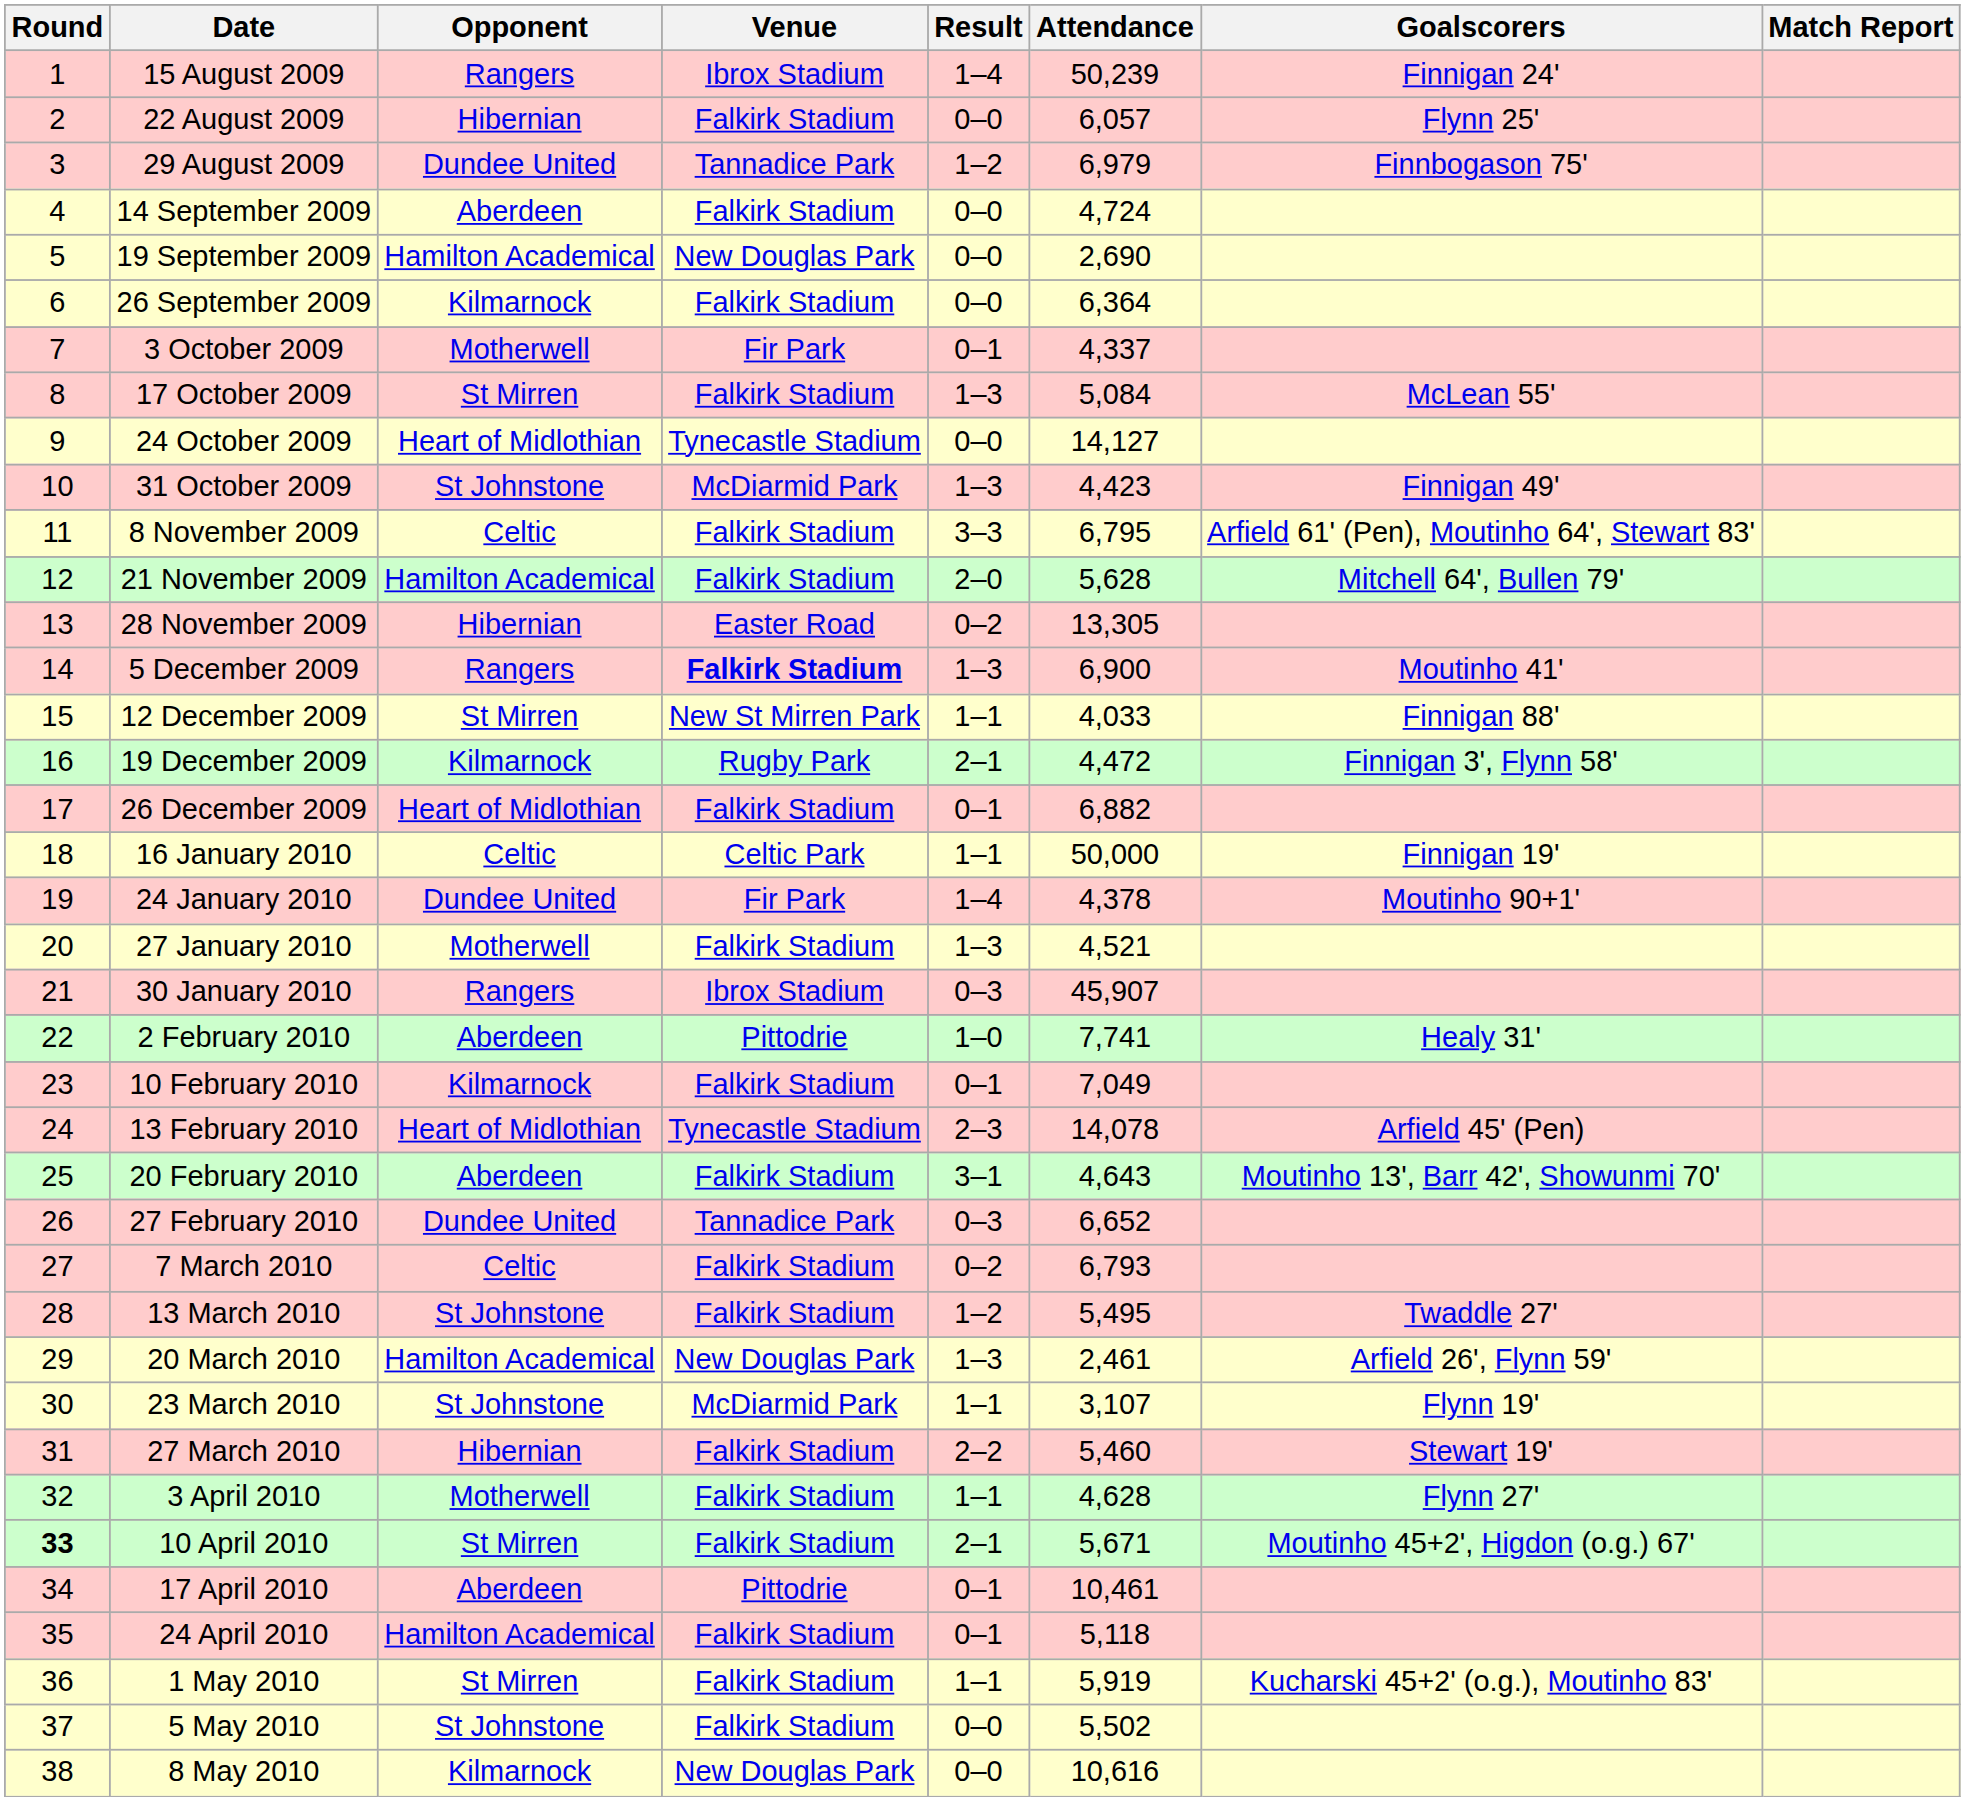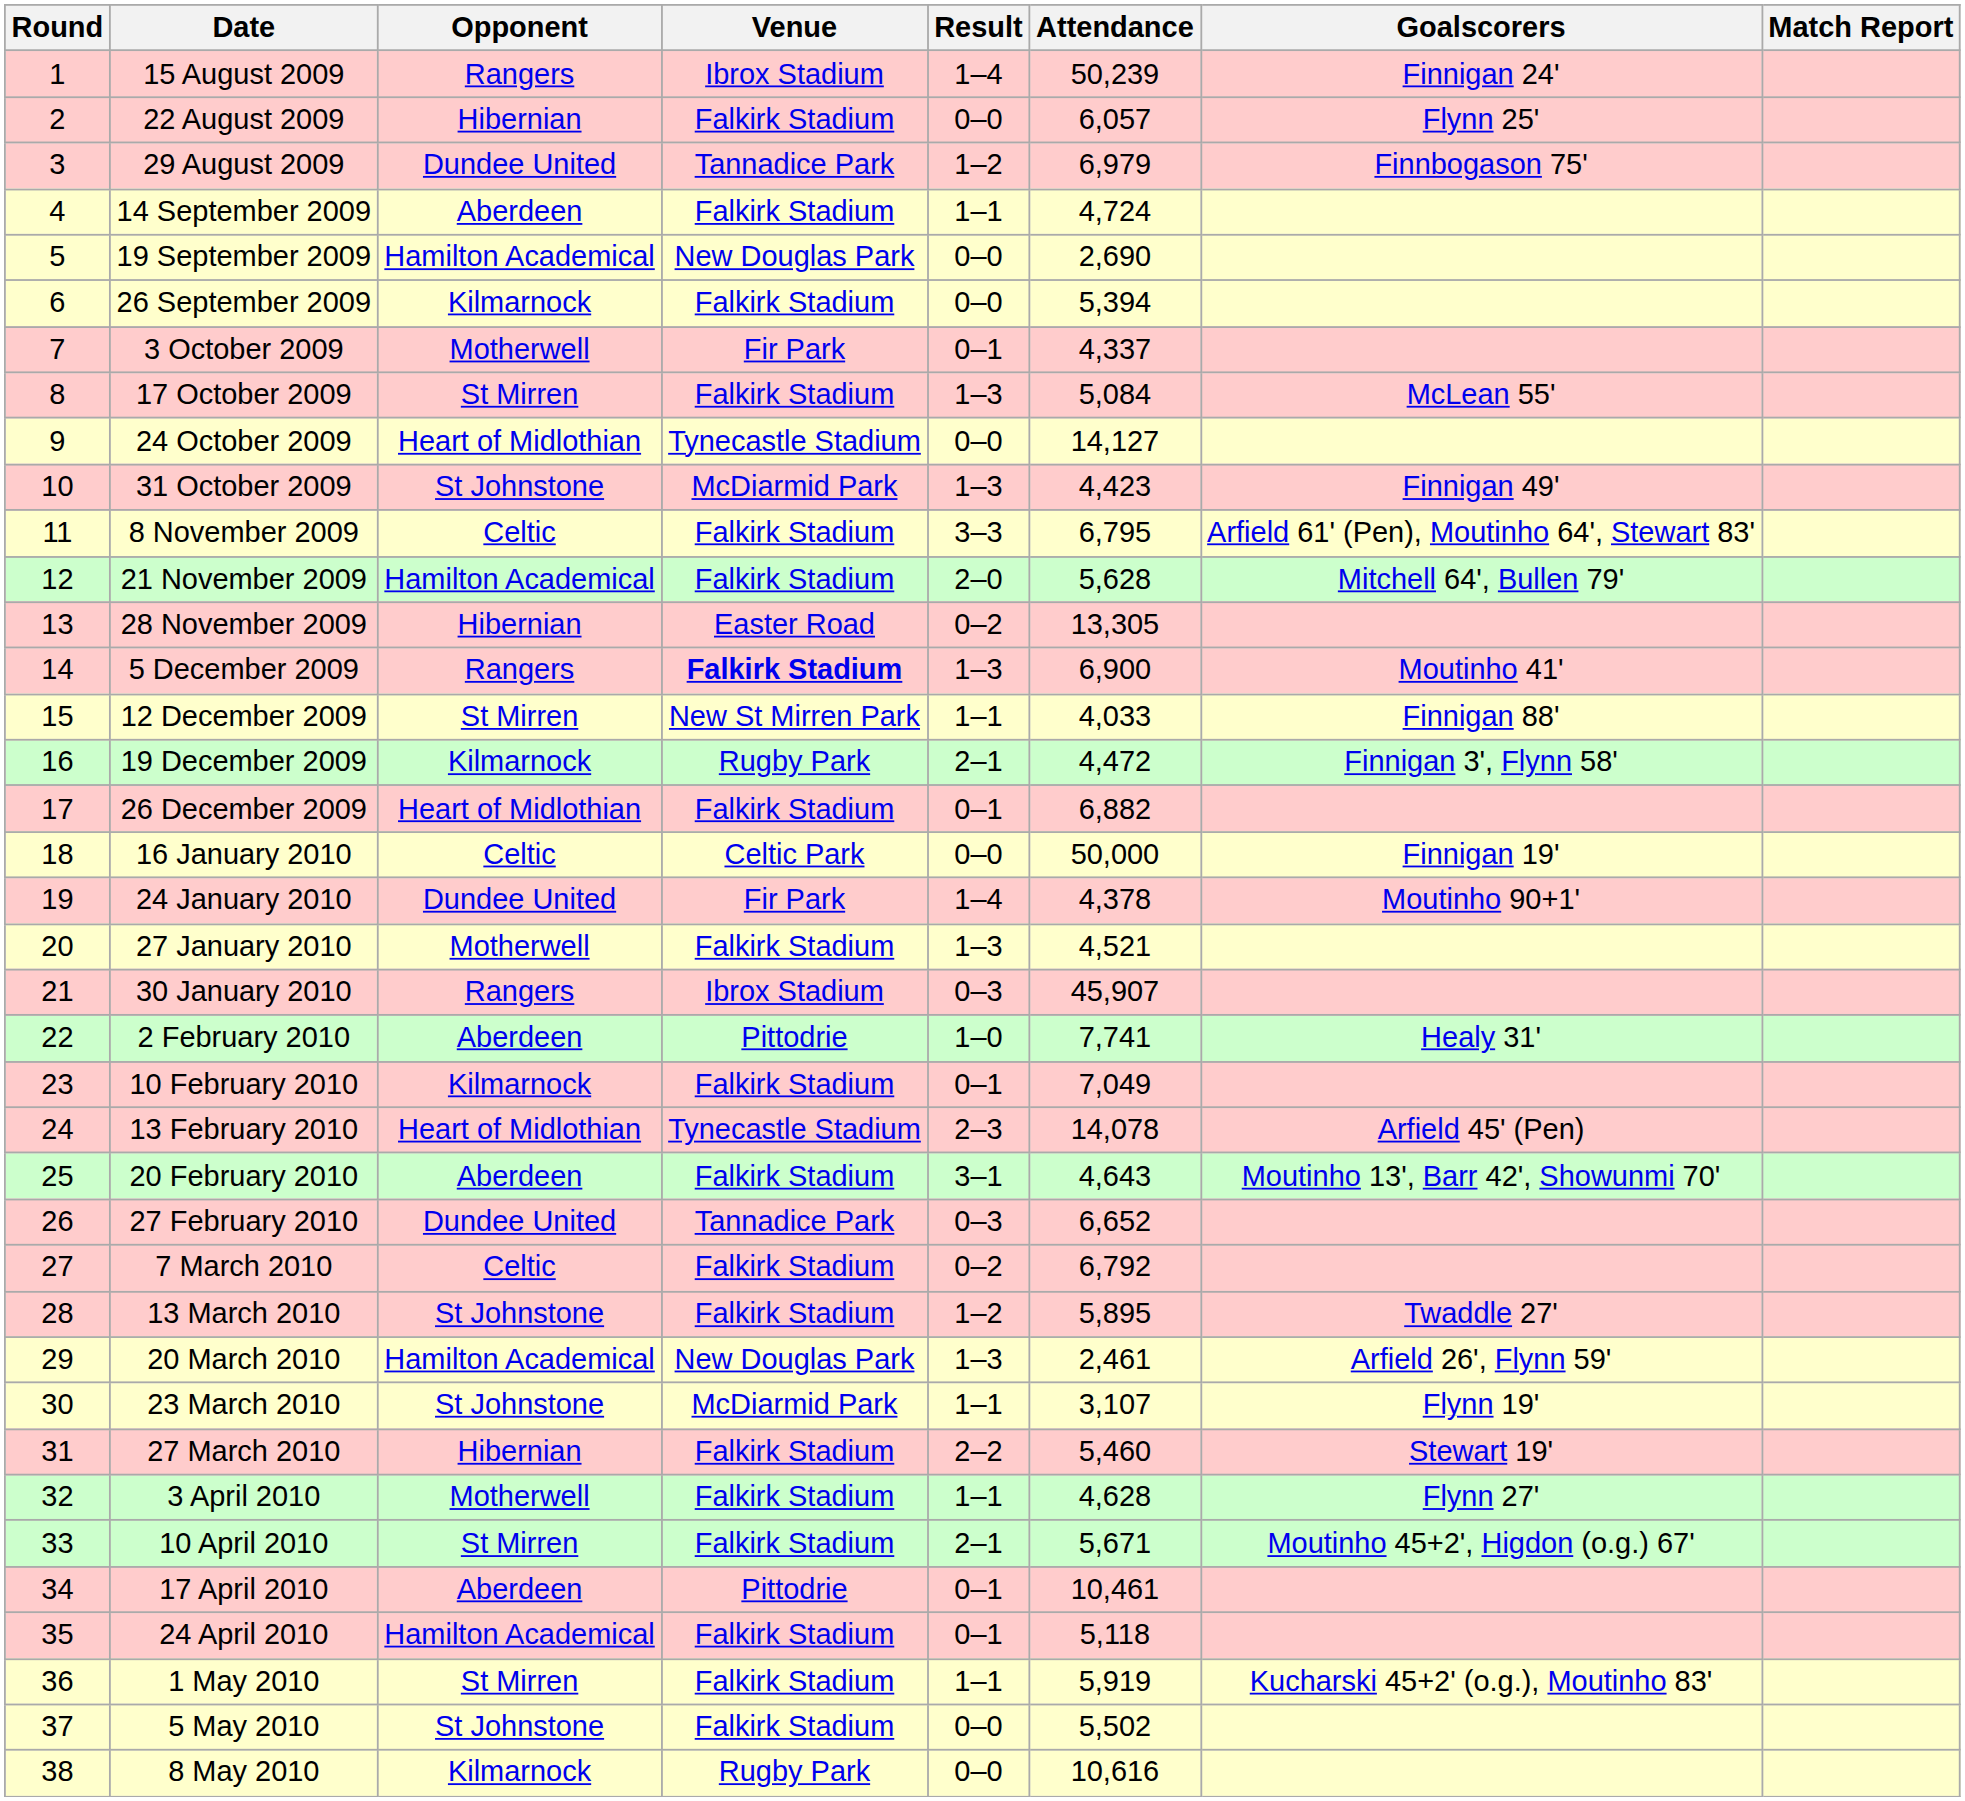(978, 211) 0–0 -> (978, 211) 1–1
(1115, 303) 6,364 -> (1115, 303) 5,394
(978, 854) 1–1 -> (978, 854) 0–0
(1115, 1267) 6,793 -> (1115, 1267) 6,792
(1115, 1313) 5,495 -> (1115, 1313) 5,895
(57, 1543) bold -> (57, 1543) normal
(794, 1772) New Douglas Park -> (794, 1772) Rugby Park
